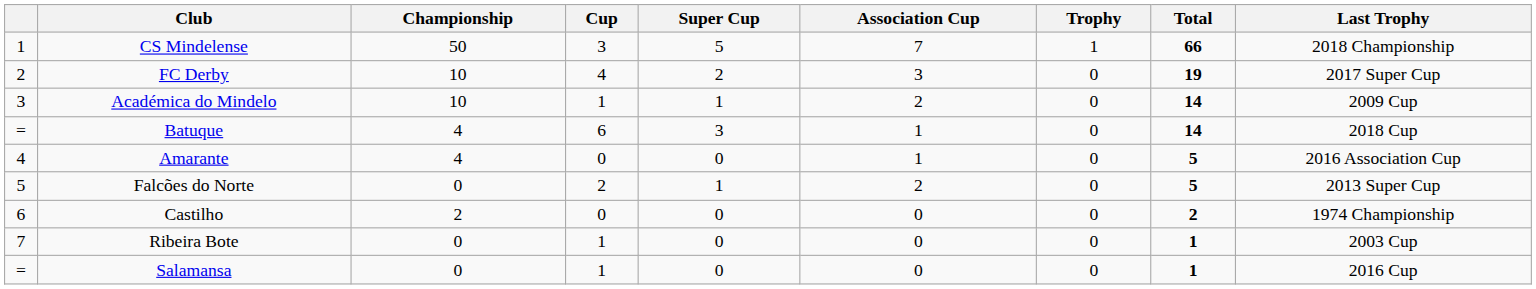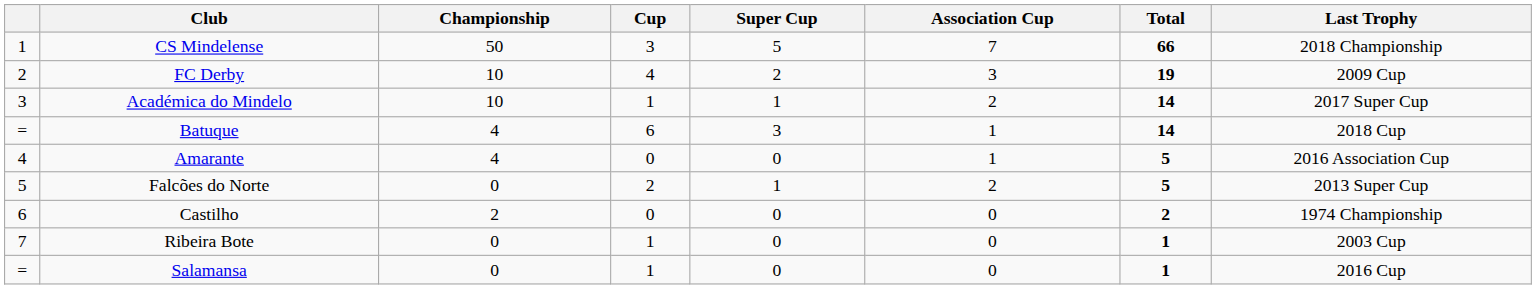- column: (1094, 18)
(1383, 74) 2017 Super Cup -> (1371, 74) 2009 Cup
(1383, 102) 2009 Cup -> (1371, 102) 2017 Super Cup
